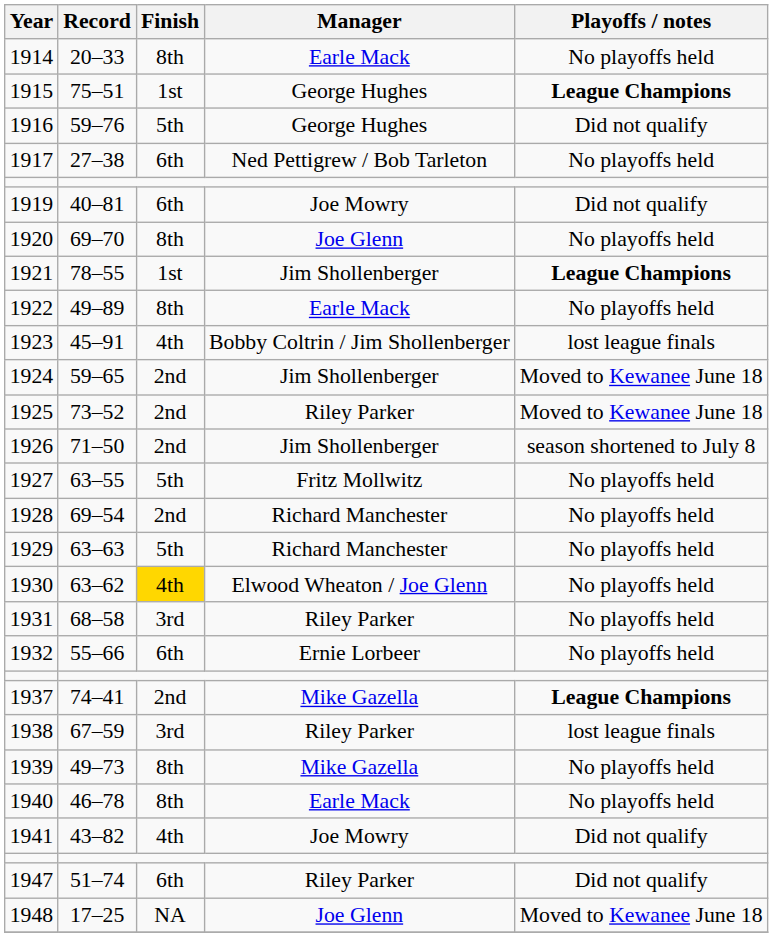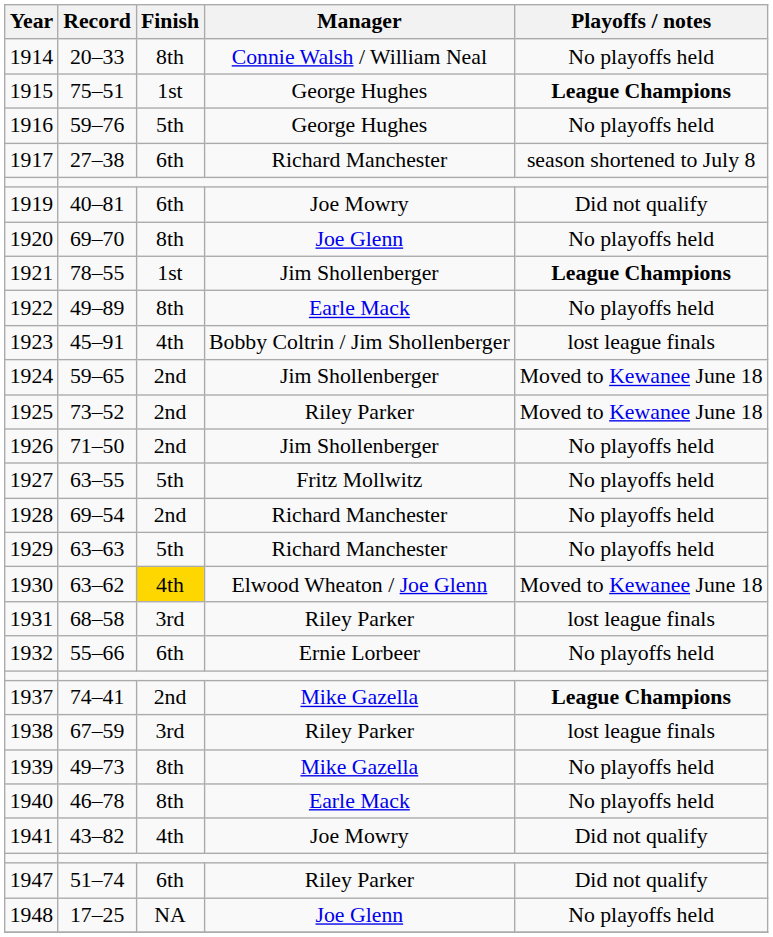(359, 56) Earle Mack -> (359, 56) Connie Walsh / William Neal
(641, 125) Did not qualify -> (641, 125) No playoffs held
(359, 159) Ned Pettigrew / Bob Tarleton -> (359, 159) Richard Manchester
(641, 159) No playoffs held -> (641, 159) season shortened to July 8
(641, 445) season shortened to July 8 -> (641, 445) No playoffs held
(641, 583) No playoffs held -> (641, 583) Moved to Kewanee June 18
(641, 618) No playoffs held -> (641, 618) lost league finals
(641, 914) Moved to Kewanee June 18 -> (641, 914) No playoffs held
